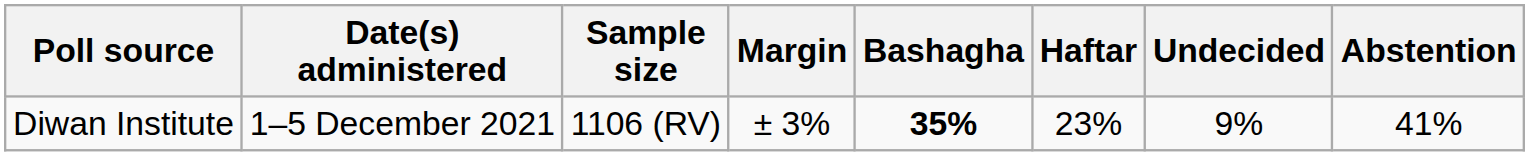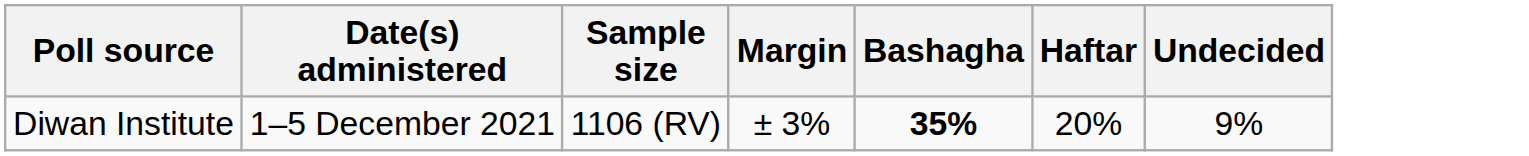- column: (1429, 51)
(1088, 123) 23% -> (1088, 123) 20%
